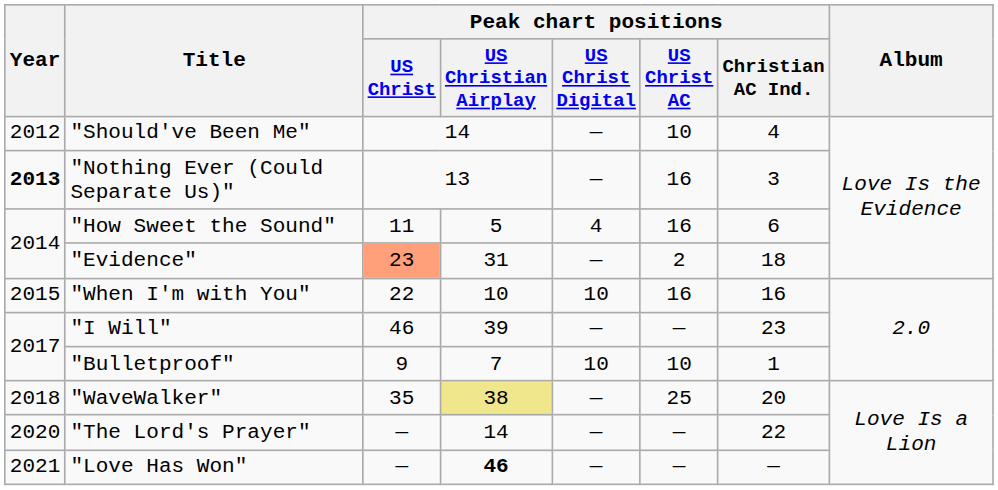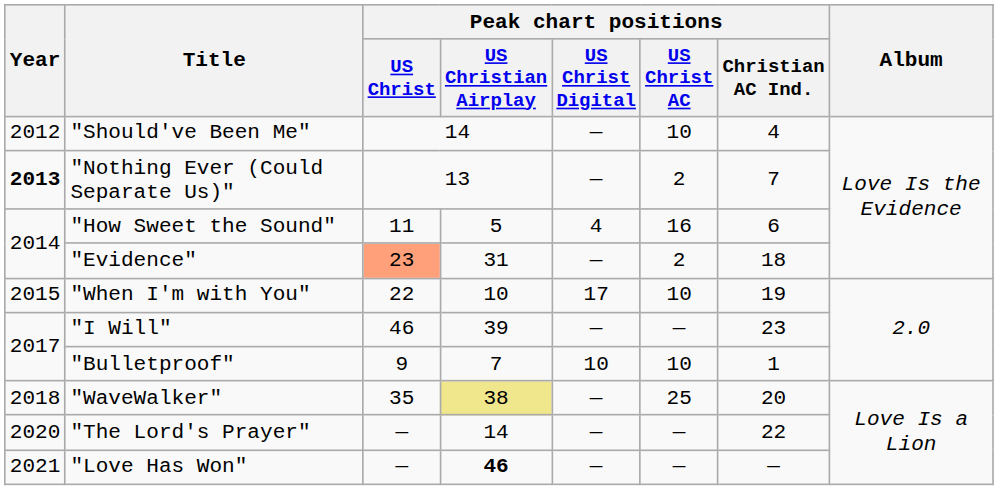(679, 180) 16 -> (679, 180) 2
(774, 180) 3 -> (774, 180) 7
(596, 295) 10 -> (596, 295) 17
(679, 295) 16 -> (679, 295) 10
(774, 295) 16 -> (774, 295) 19
